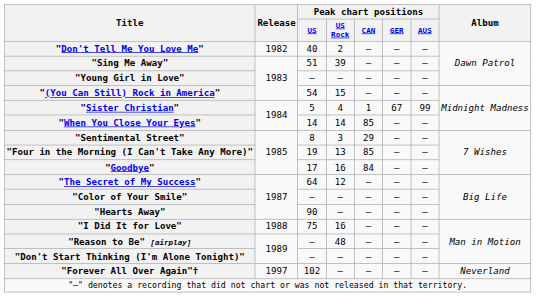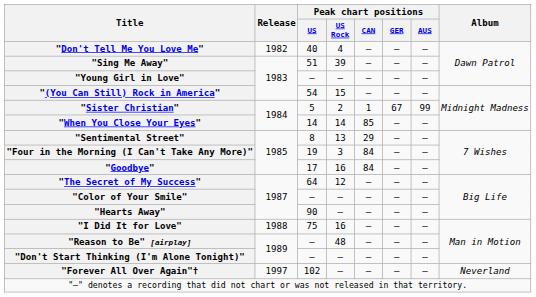(340, 49) 2 -> (340, 49) 4
(340, 108) 4 -> (340, 108) 2
(340, 138) 3 -> (340, 138) 13
(340, 152) 13 -> (340, 152) 3
(368, 152) 85 -> (368, 152) 84
